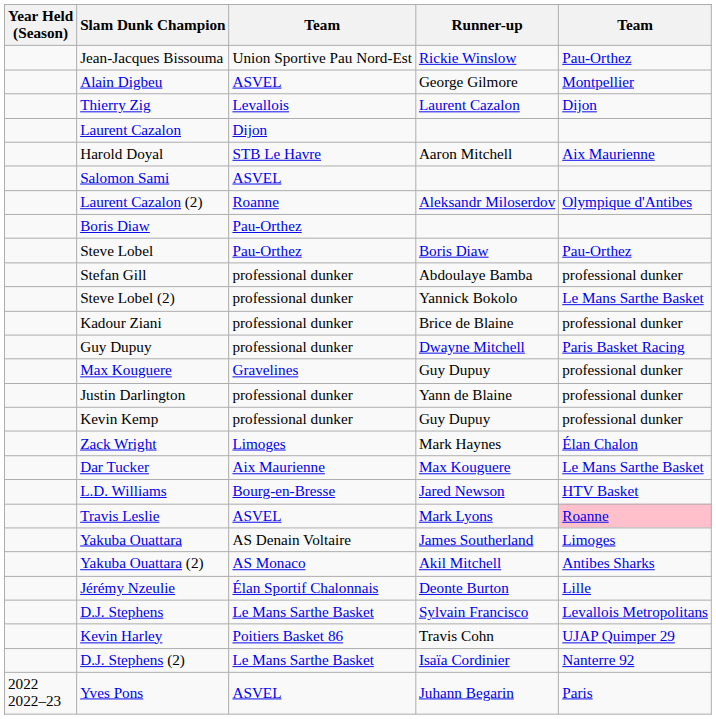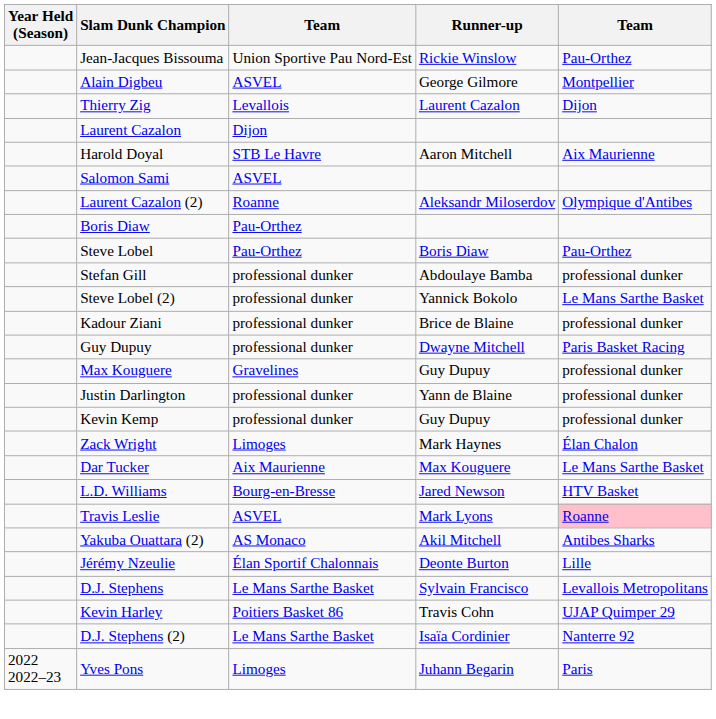- row: (131, 539)
(257, 693) ASVEL -> (259, 668) Limoges
